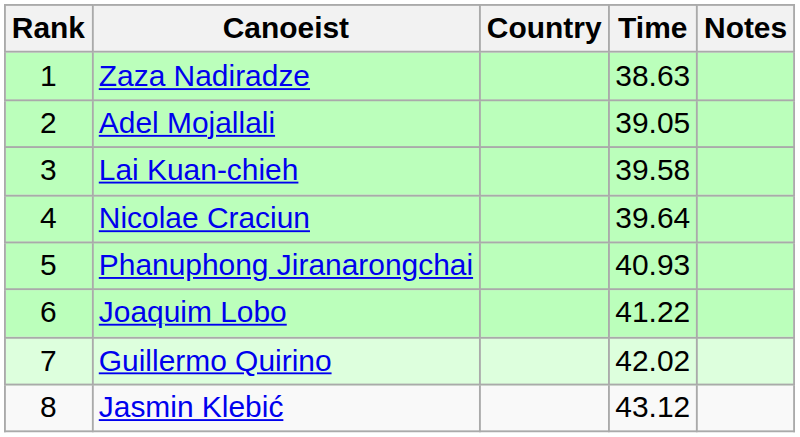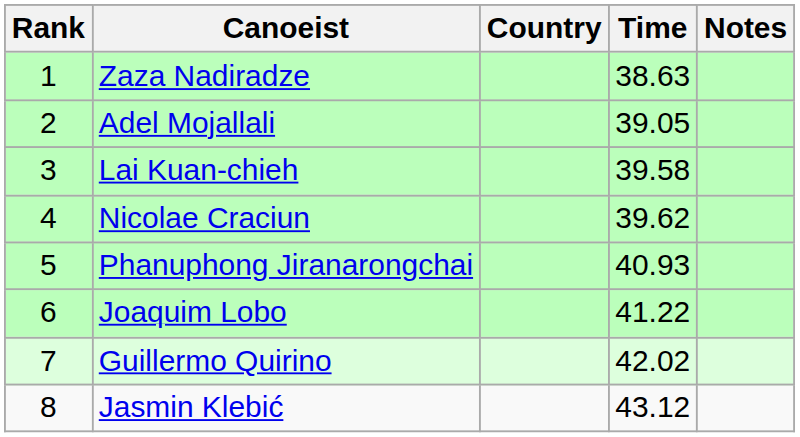(653, 218) 39.64 -> (653, 218) 39.62
